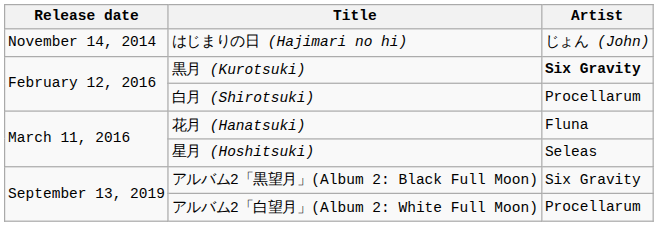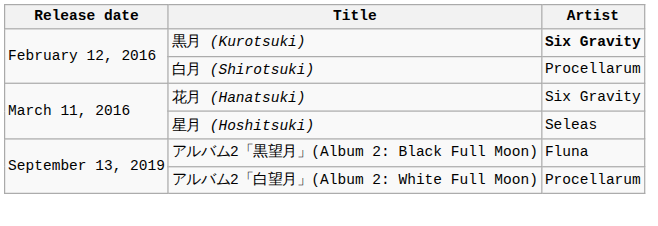- row: (290, 43)
(567, 125) Fluna -> (593, 97) Six Gravity
(593, 180) Six Gravity -> (567, 153) Fluna
